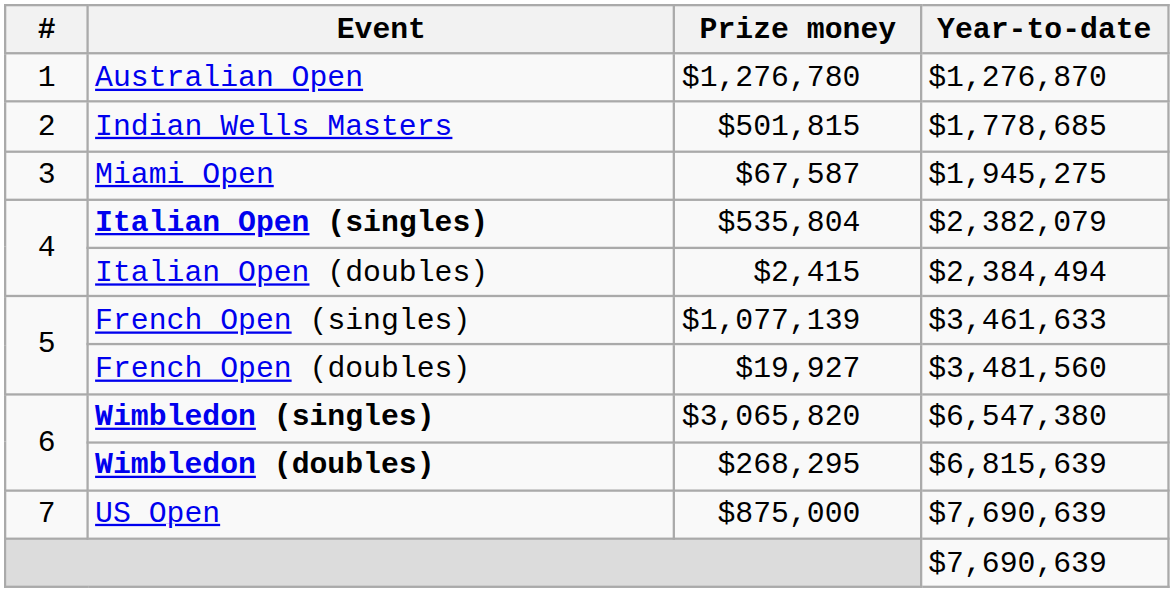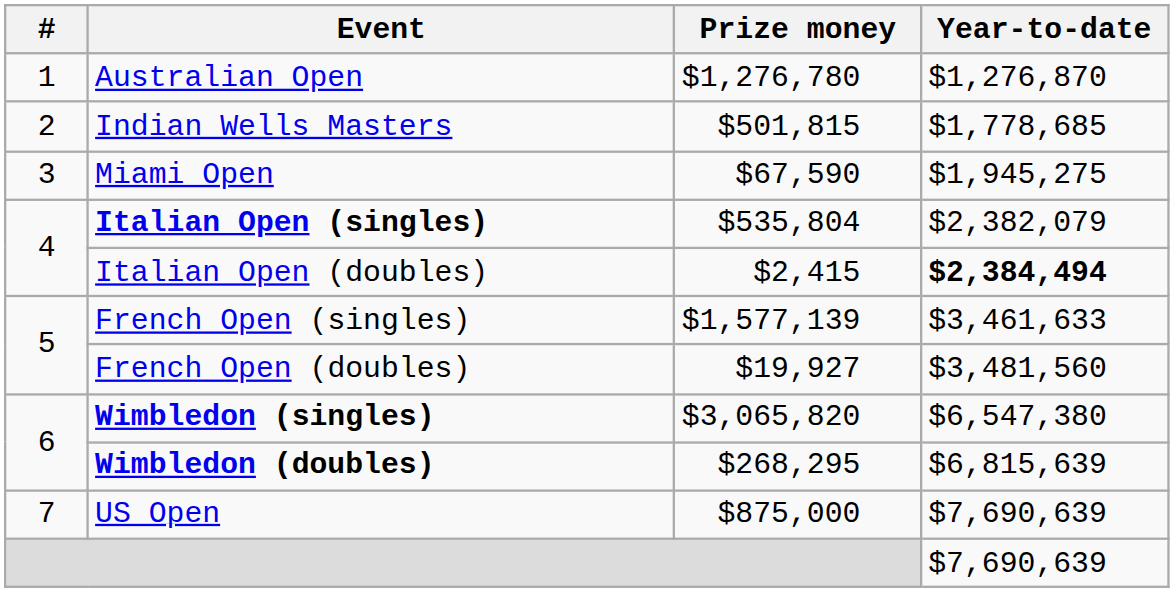(798, 175) $67,587 -> (798, 175) $67,590
(1018, 272) normal -> (1018, 272) bold
(771, 321) $1,077,139 -> (771, 321) $1,577,139
